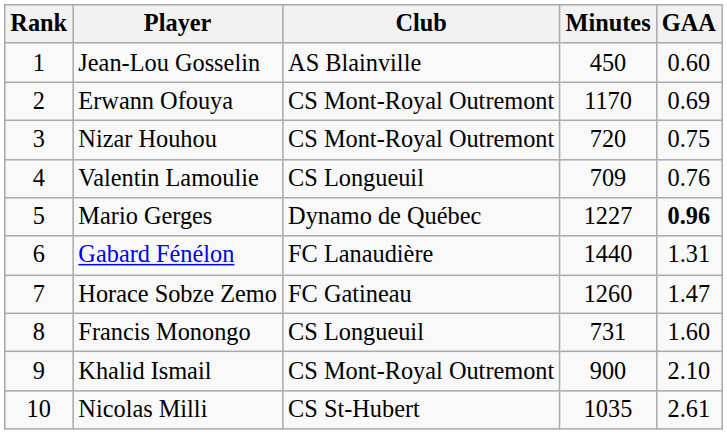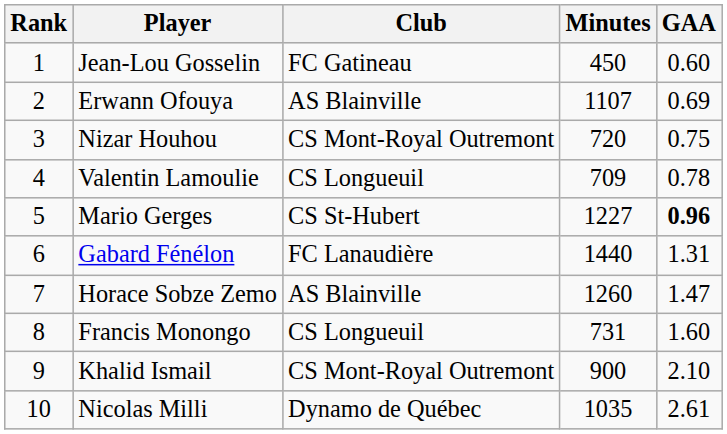(355, 62) AS Blainville -> (350, 62) FC Gatineau
(421, 100) CS Mont-Royal Outremont -> (355, 100) AS Blainville
(608, 100) 1170 -> (608, 100) 1107
(689, 178) 0.76 -> (689, 178) 0.78
(385, 216) Dynamo de Québec -> (354, 216) CS St-Hubert
(350, 293) FC Gatineau -> (355, 293) AS Blainville
(354, 409) CS St-Hubert -> (385, 409) Dynamo de Québec
